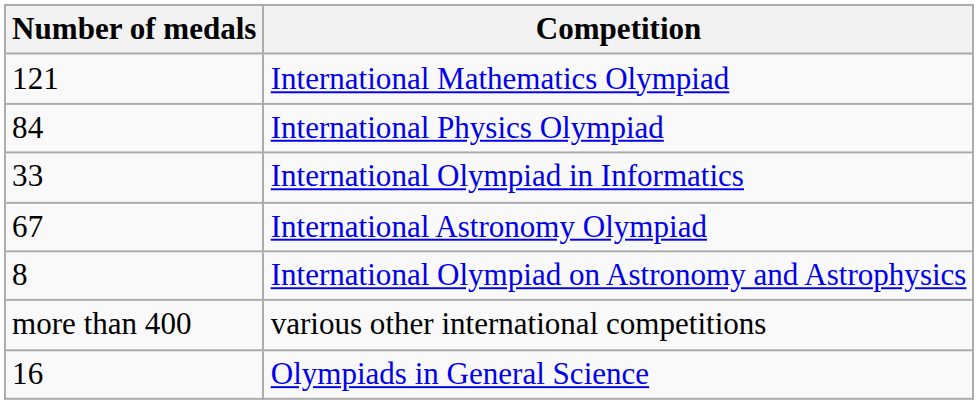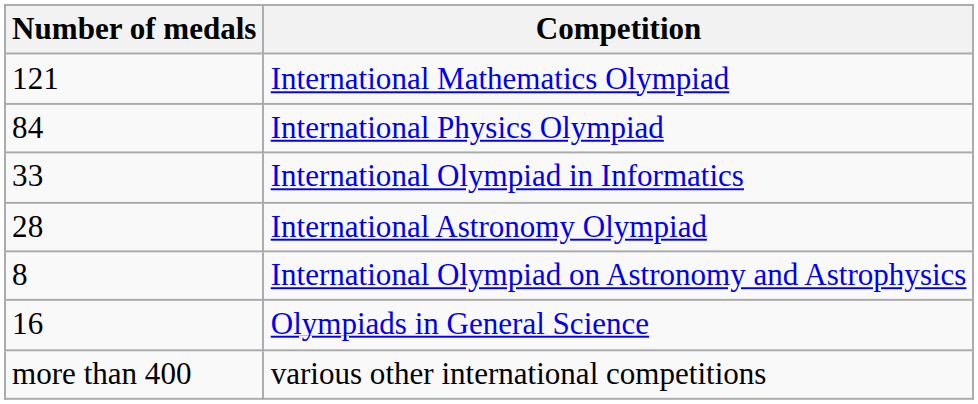(28, 226) 67 -> (28, 226) 28
rows swapped: (460, 373) <-> (519, 324)
